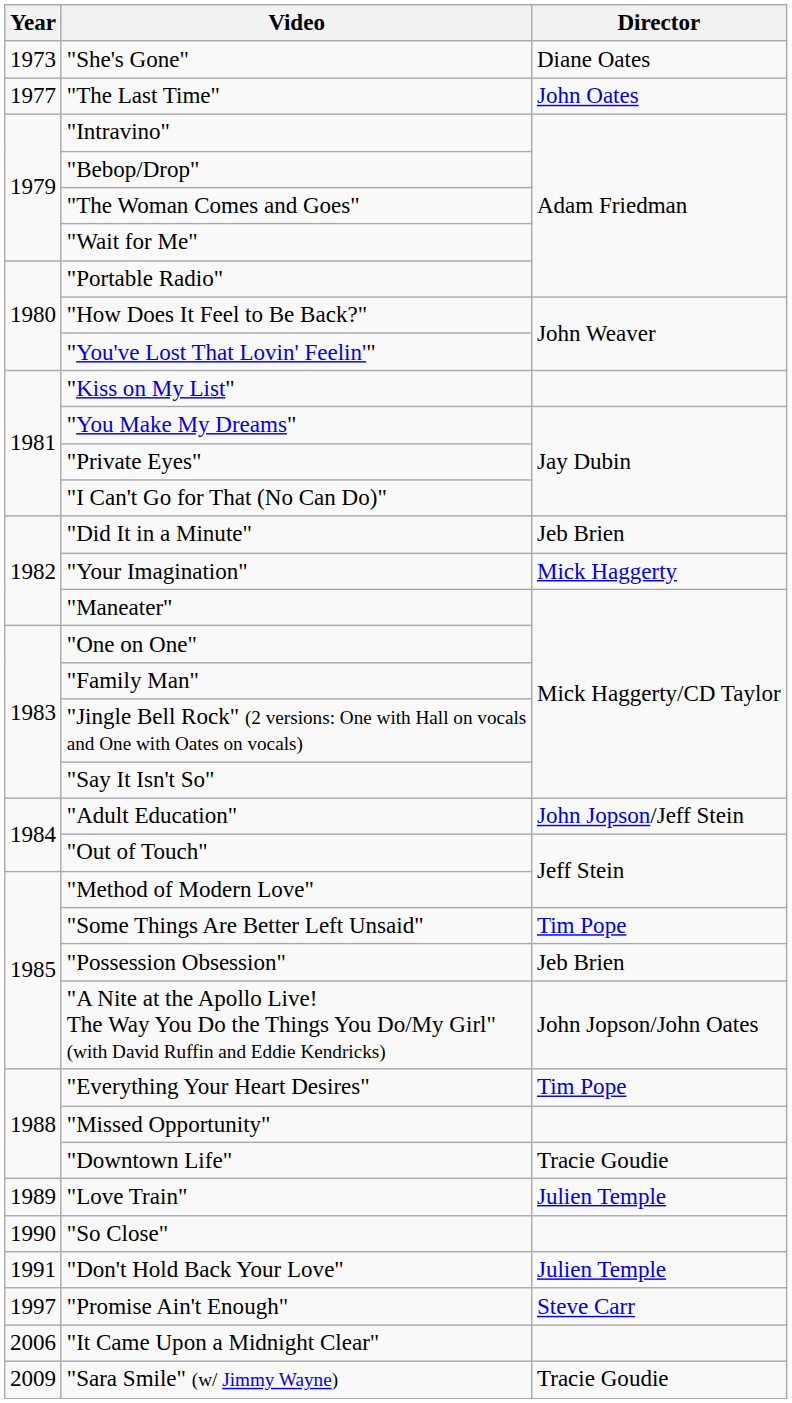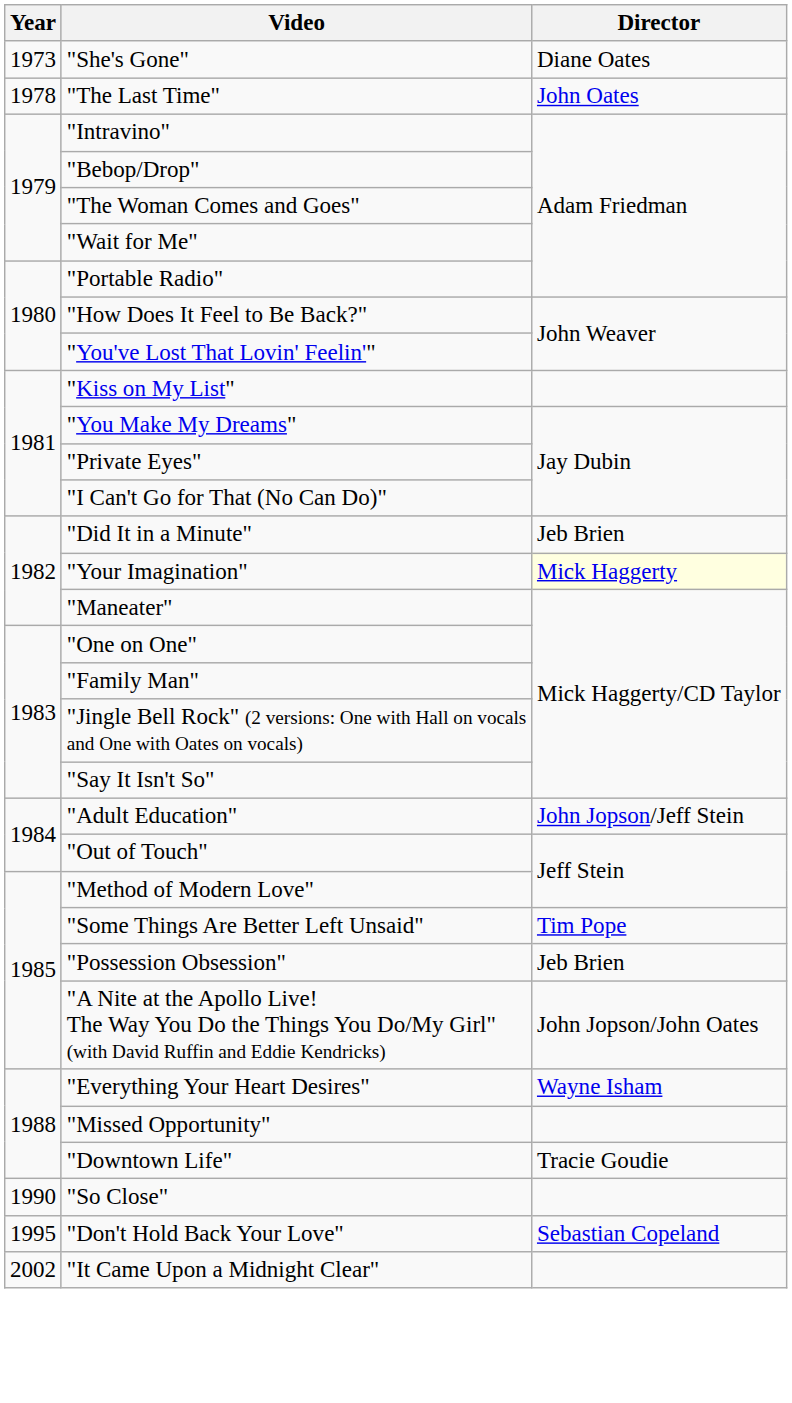(33, 95) 1977 -> (33, 95) 1978
(607, 570) no background -> (607, 570) lightyellow background
(582, 1087) Tim Pope -> (600, 1087) Wayne Isham
- row: (127, 1196)
(33, 1269) 1991 -> (33, 1233) 1995
(602, 1269) Julien Temple -> (628, 1233) Sebastian Copeland
- row: (177, 1306)
(33, 1342) 2006 -> (33, 1269) 2002
- row: (202, 1379)
